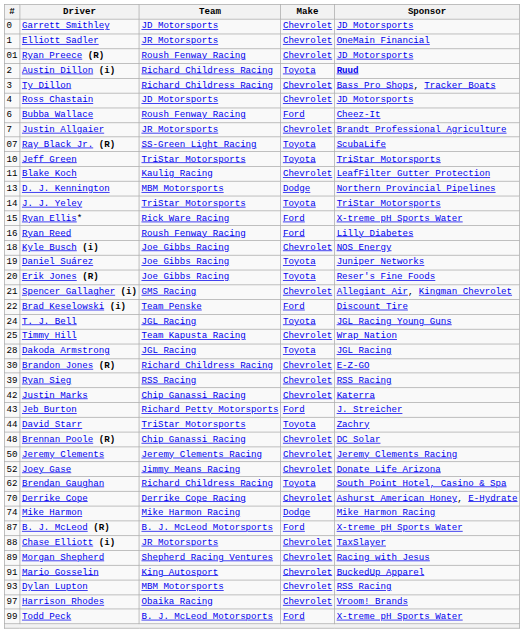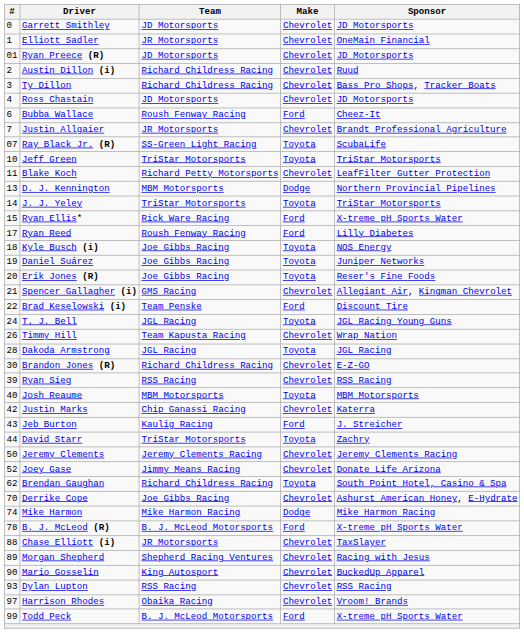(194, 56) Roush Fenway Racing -> (180, 56) JD Motorsports
(299, 71) Toyota -> (308, 71) Chevrolet
(348, 71) bold -> (348, 71) normal
(177, 174) Kaulig Racing -> (210, 174) Richard Petty Motorsports
(12, 233) 16 -> (12, 233) 17
(308, 248) Chevrolet -> (299, 248) Toyota
(12, 337) 25 -> (12, 337) 26
+ row: (52, 396)
(210, 410) Richard Petty Motorsports -> (177, 425) Kaulig Racing
- row: (69, 440)
(194, 499) Derrike Cope Racing -> (185, 499) Joe Gibbs Racing
(12, 528) 87 -> (12, 528) 78
(12, 573) 91 -> (12, 573) 90
(183, 587) MBM Motorsports -> (169, 587) RSS Racing
